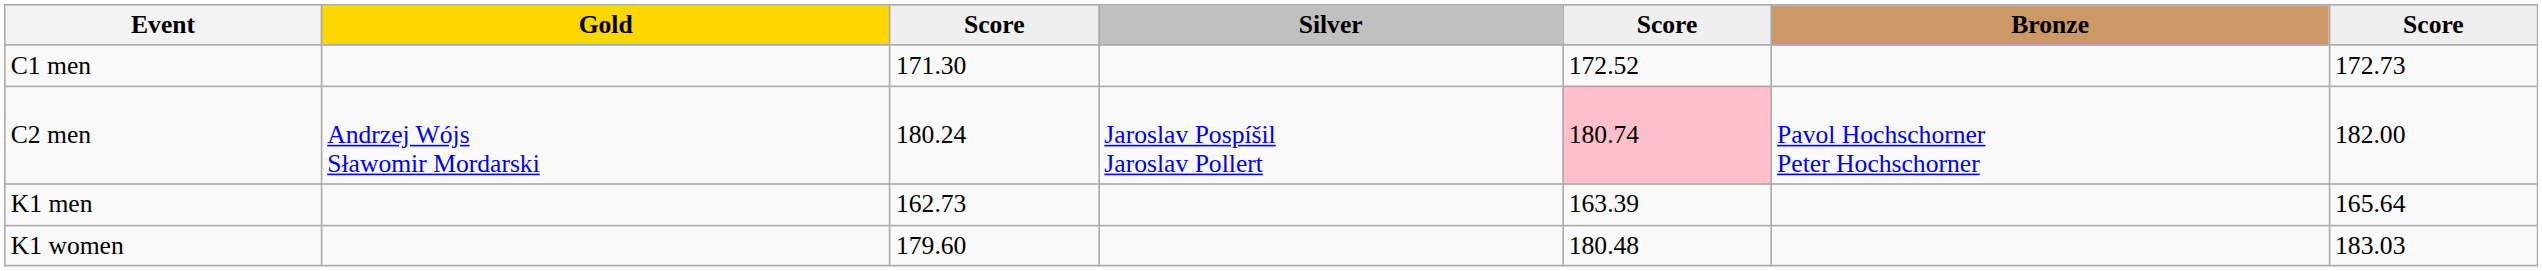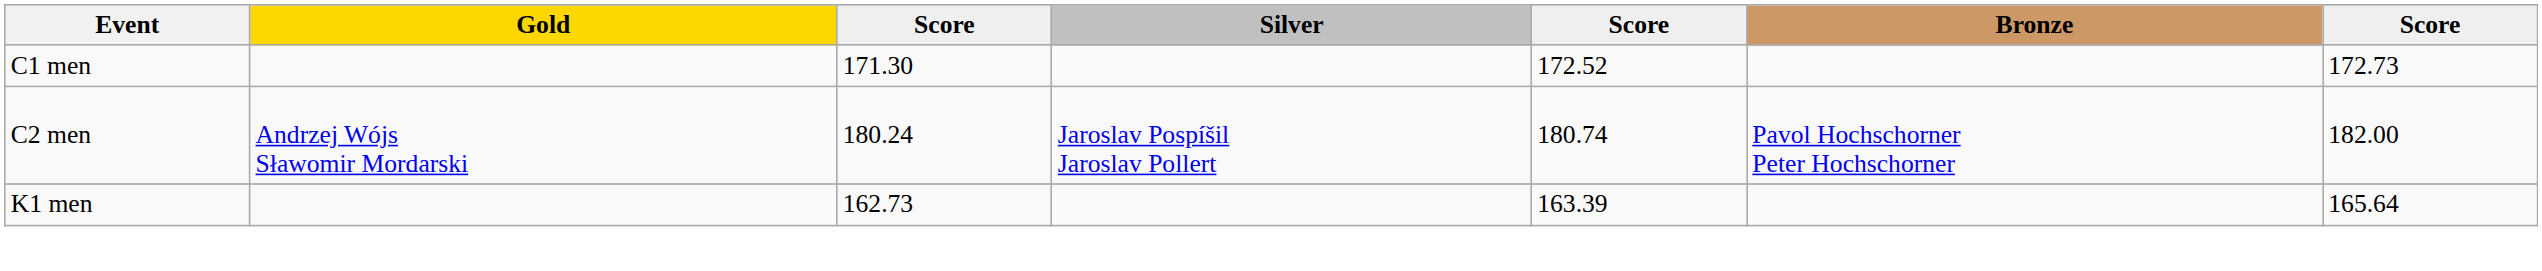(1604, 134) pink background -> (1572, 134) no background
- row: (67, 244)
